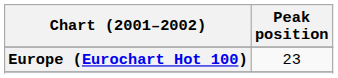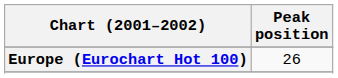(292, 60) 23 -> (292, 60) 26
